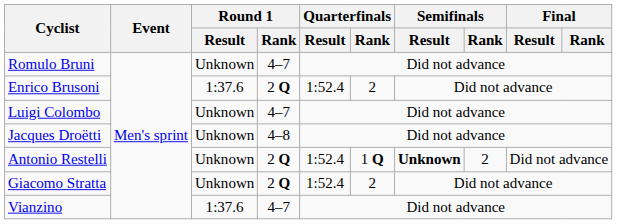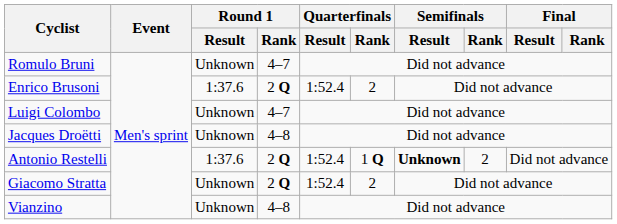(225, 159) Unknown -> (225, 159) 1:37.6
(225, 207) 1:37.6 -> (225, 207) Unknown
(279, 207) 4–7 -> (279, 207) 4–8
